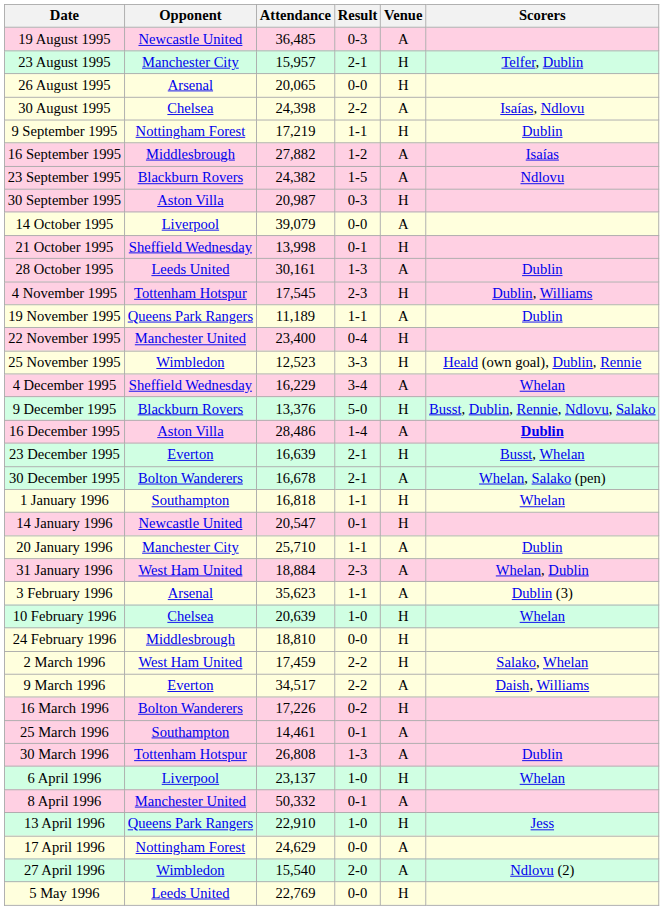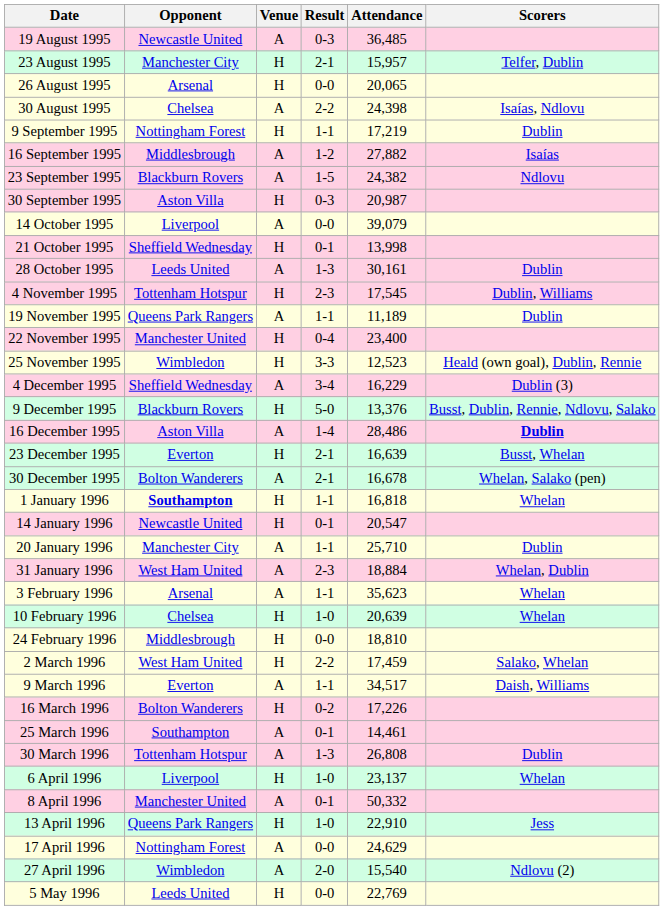columns swapped: (403, 16) <-> (295, 16)
(542, 385) Whelan -> (542, 385) Dublin (3)
(190, 500) normal -> (190, 500) bold
(542, 593) Dublin (3) -> (542, 593) Whelan
(358, 685) 2-2 -> (325, 685) 1-1
